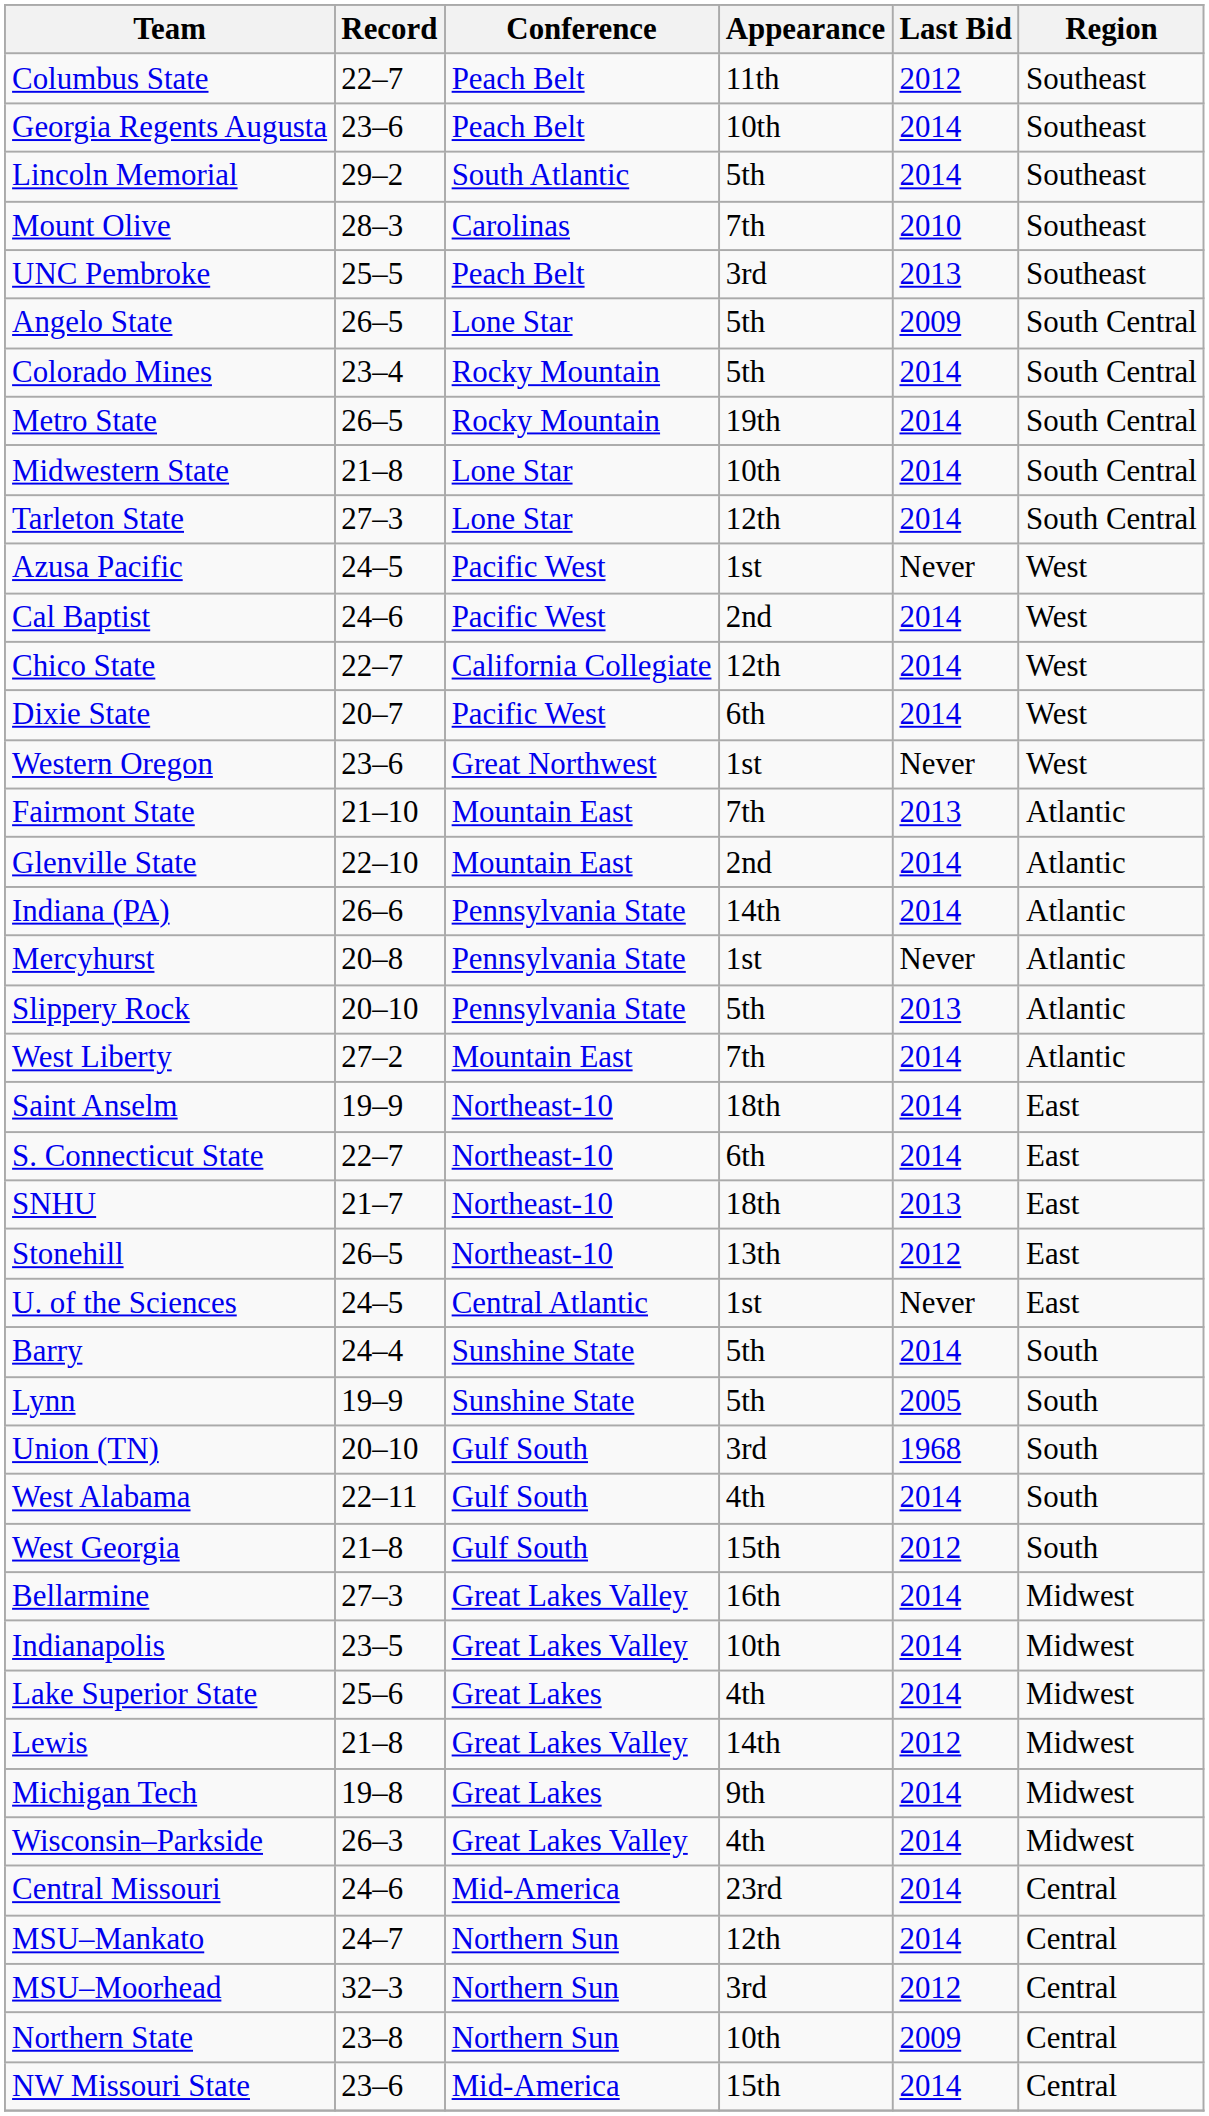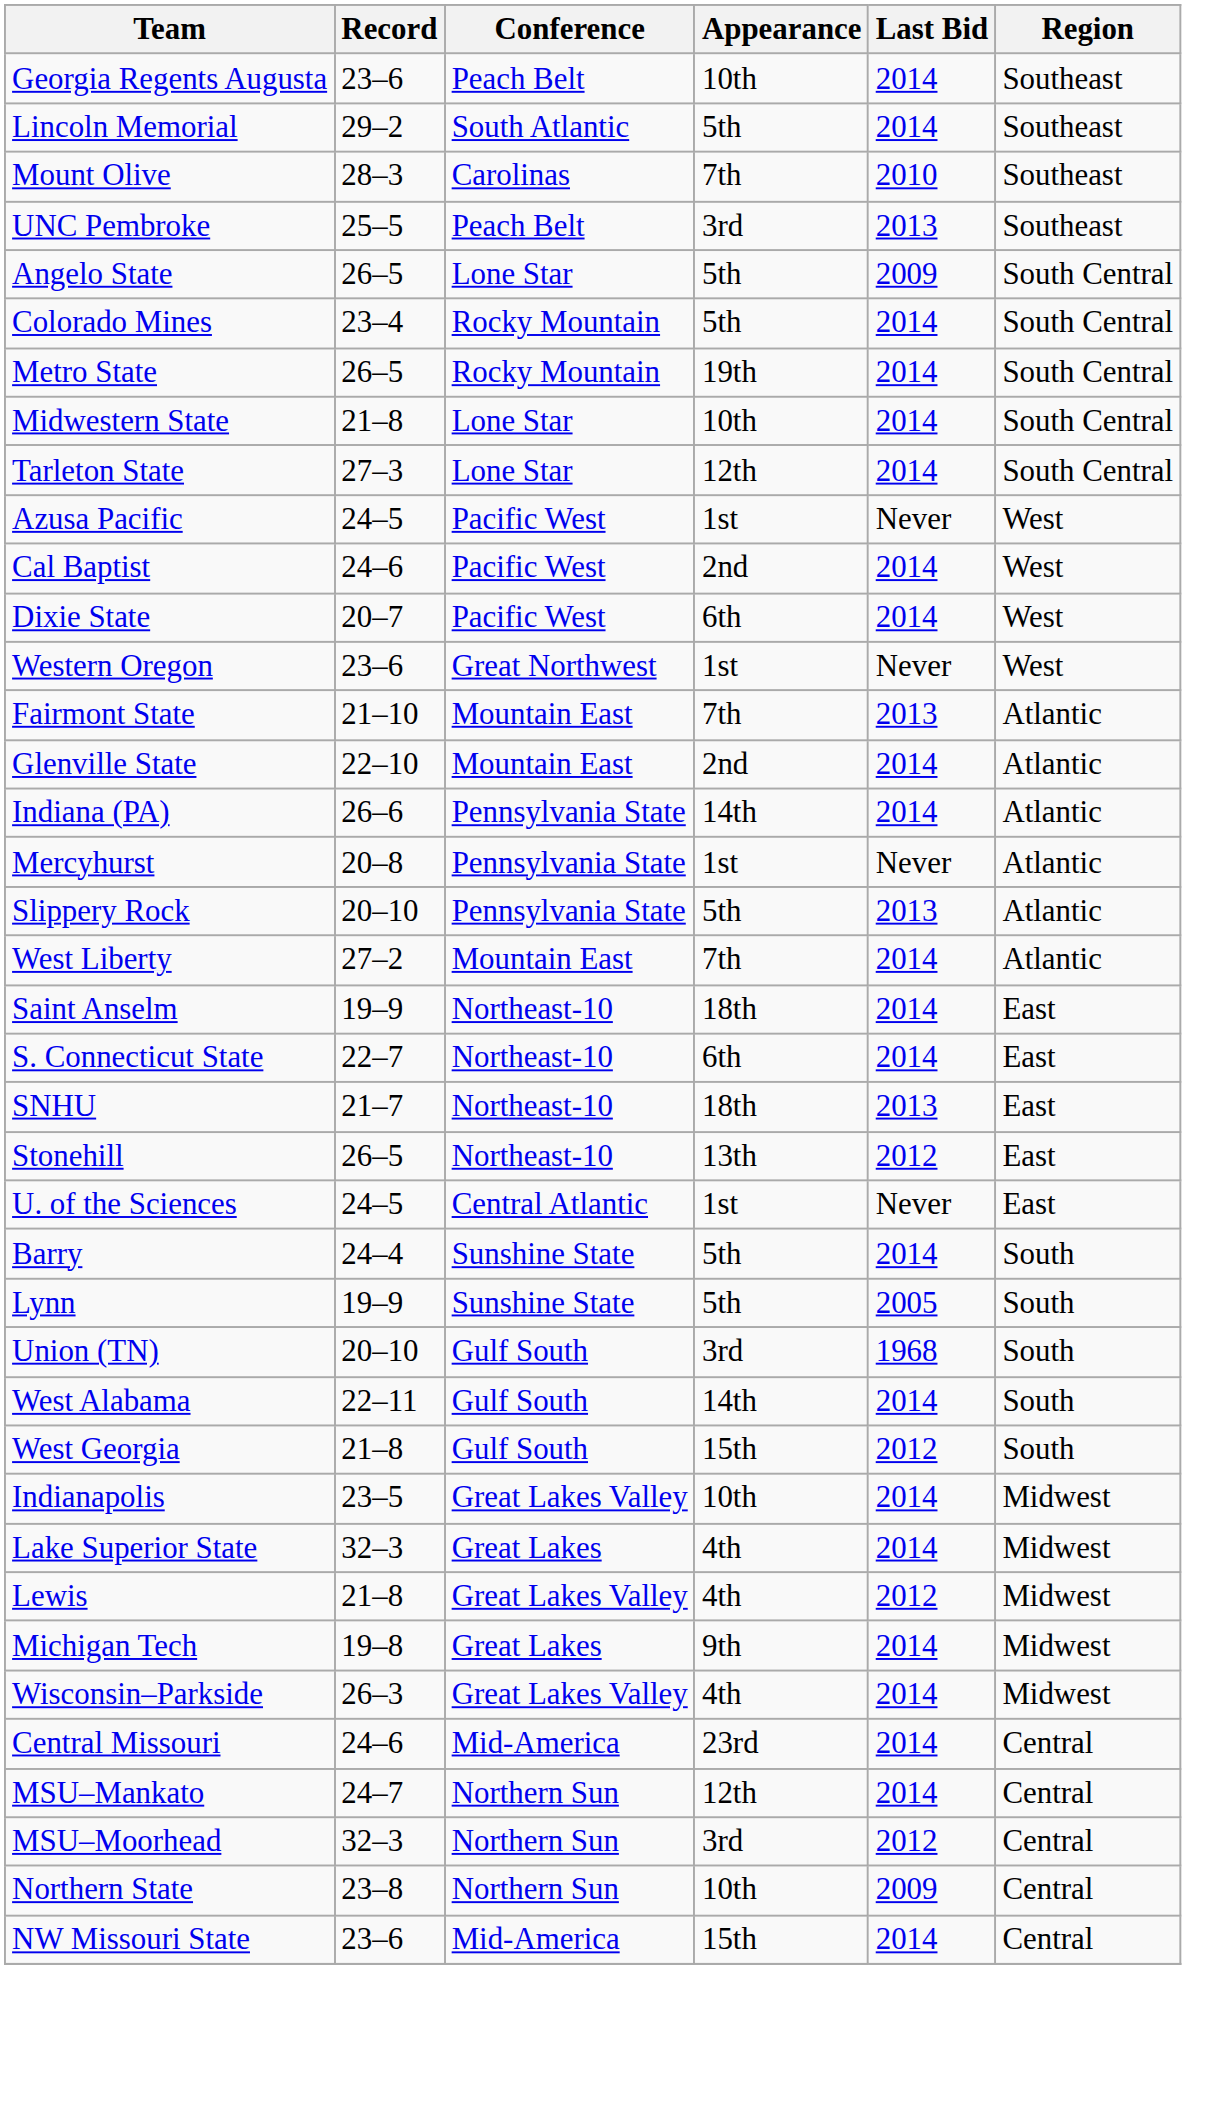- row: (110, 77)
- row: (84, 665)
(745, 1498) 4th -> (729, 1400) 14th
- row: (81, 1596)
(372, 1694) 25–6 -> (372, 1547) 32–3
(753, 1743) 14th -> (722, 1596) 4th
